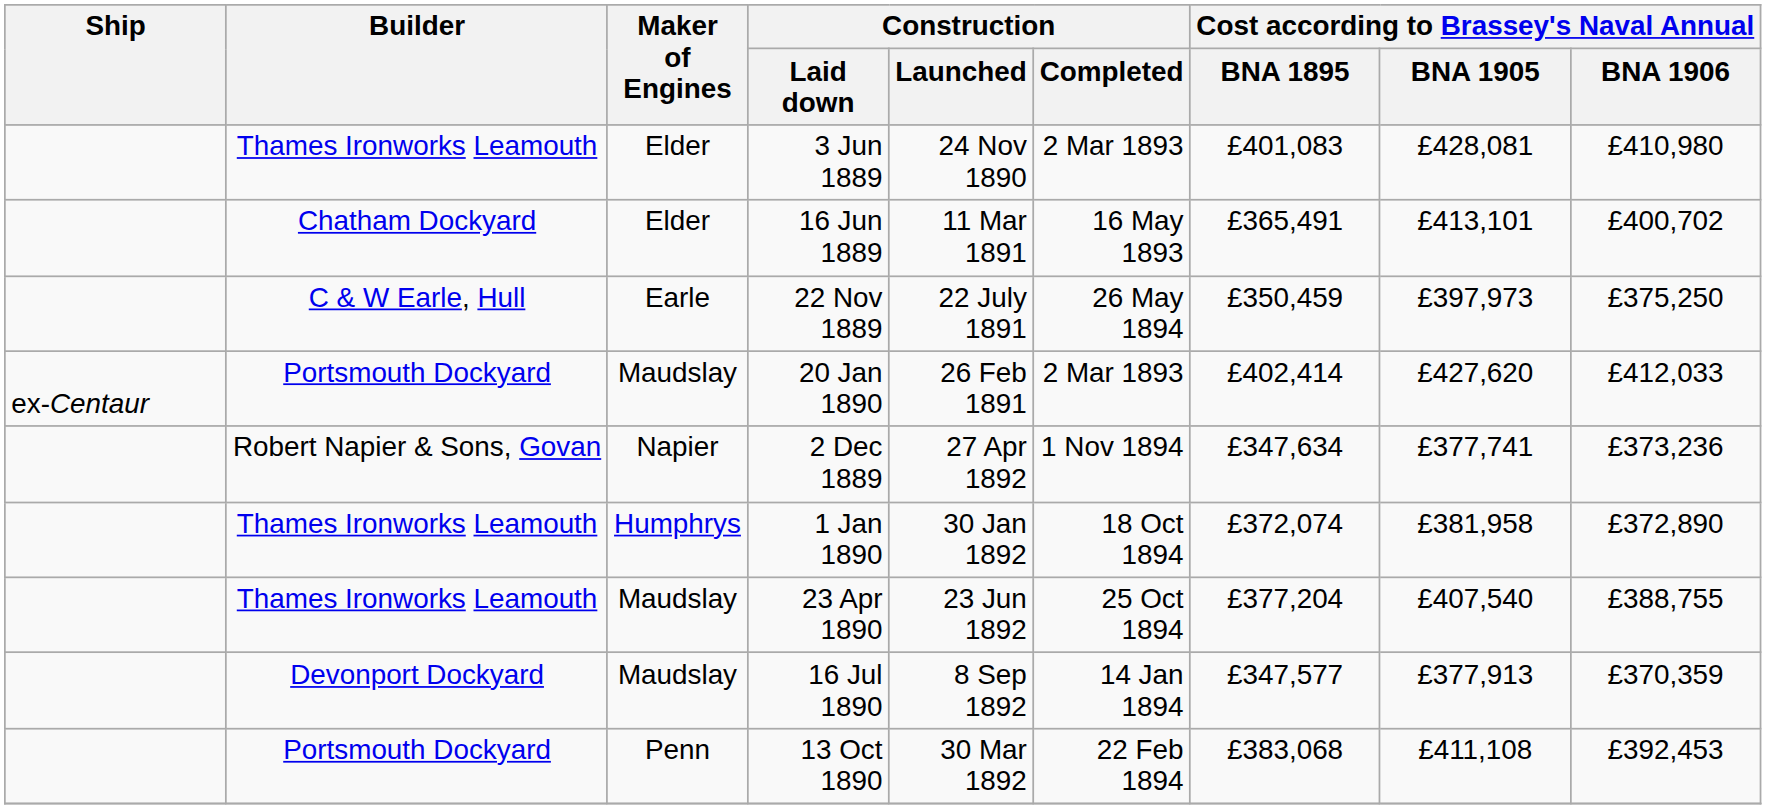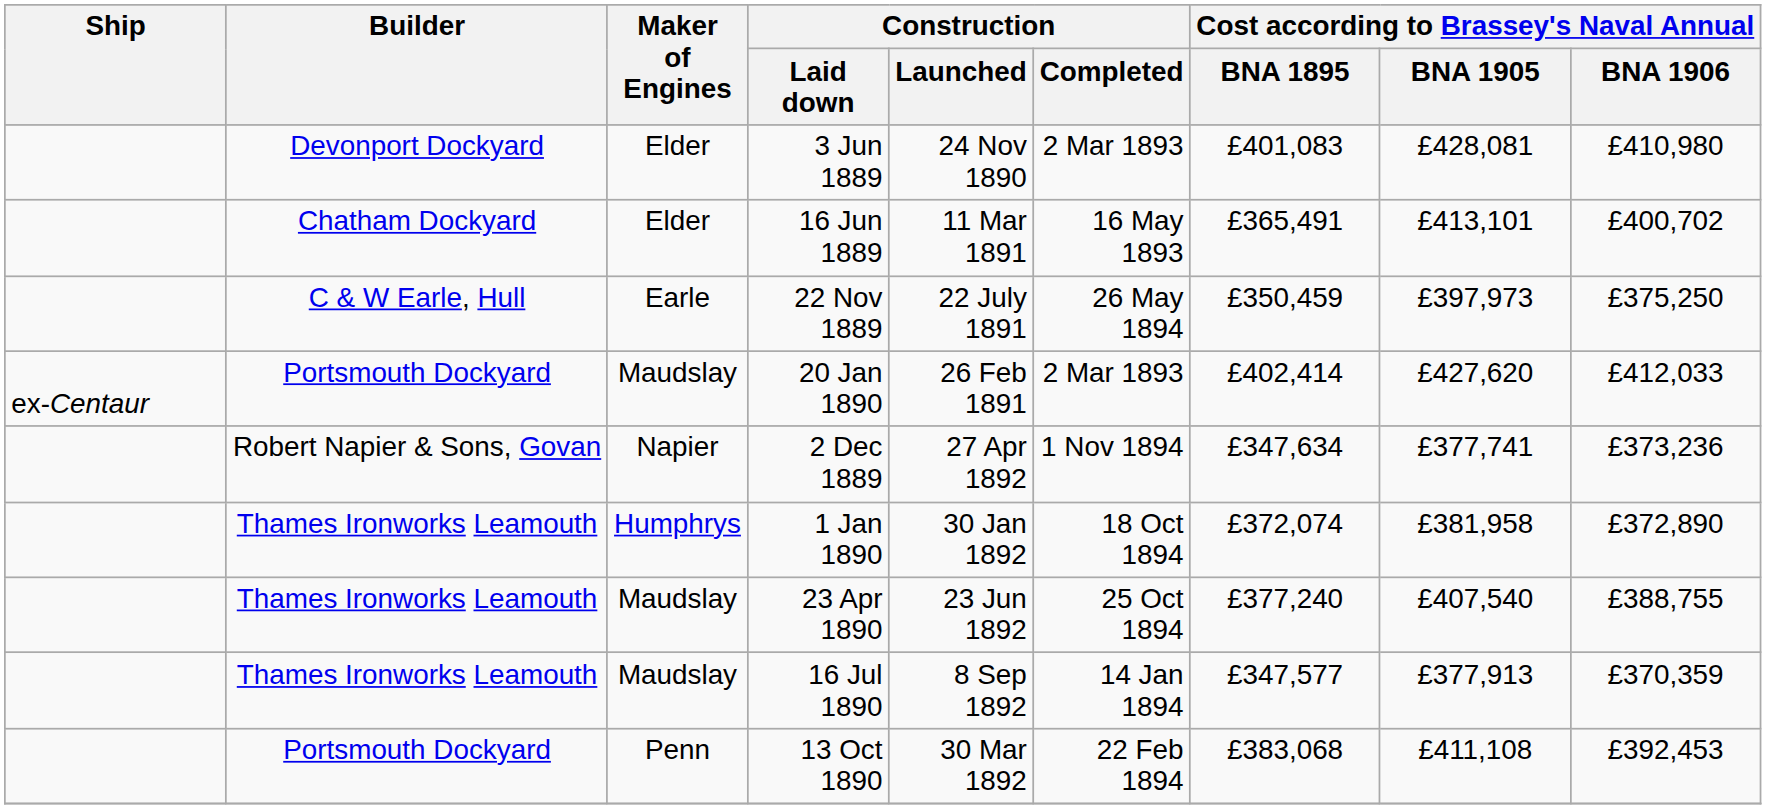(417, 146) Thames Ironworks Leamouth -> (417, 146) Devonport Dockyard
(1285, 599) £377,204 -> (1285, 599) £377,240
(417, 674) Devonport Dockyard -> (417, 674) Thames Ironworks Leamouth
